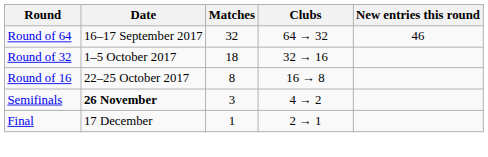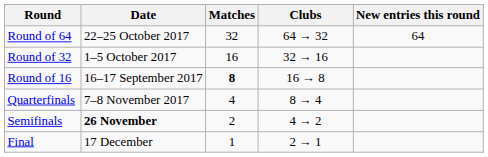(143, 36) 16–17 September 2017 -> (137, 36) 22–25 October 2017
(418, 36) 46 -> (418, 36) 64
(232, 57) 18 -> (232, 57) 16
(137, 78) 22–25 October 2017 -> (143, 78) 16–17 September 2017
(232, 78) normal -> (232, 78) bold
+ row: (41, 100)
(232, 100) 3 -> (232, 121) 2
